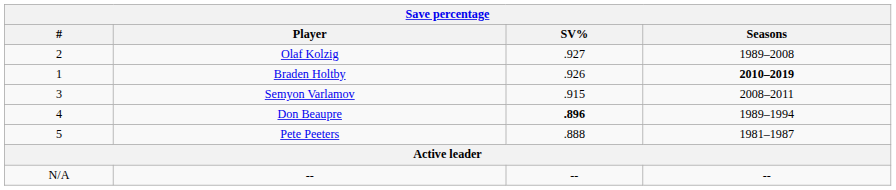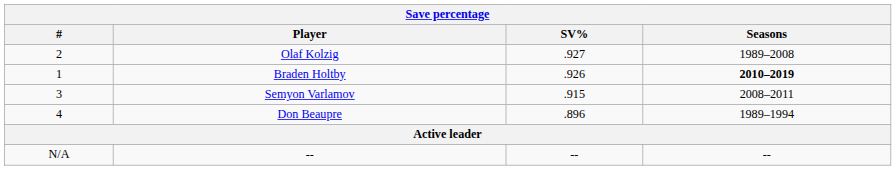(574, 114) bold -> (574, 114) normal
- row: (310, 135)
